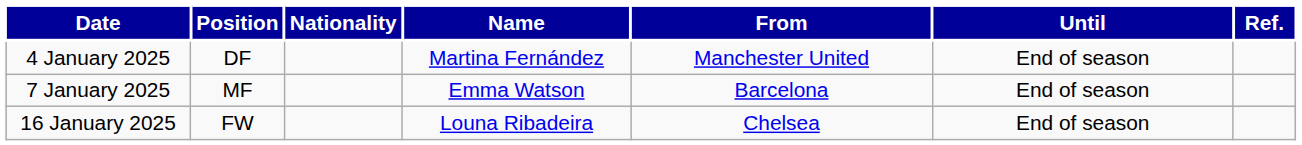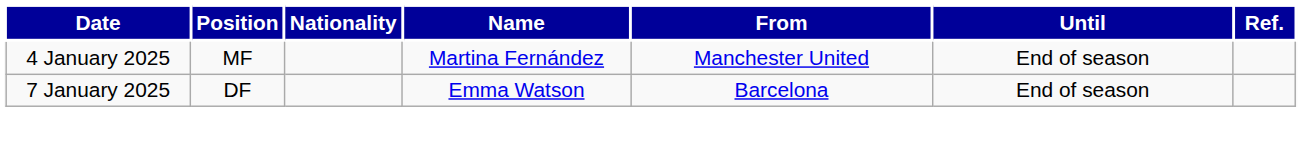(237, 57) DF -> (237, 57) MF
(237, 90) MF -> (237, 90) DF
- row: (98, 123)
